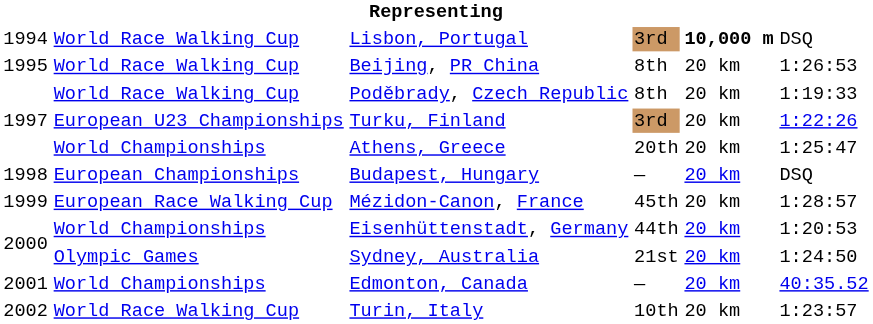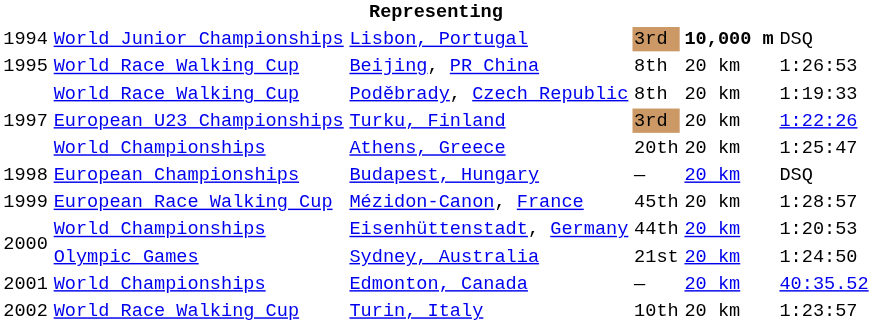(176, 39) World Race Walking Cup -> (199, 39) World Junior Championships
